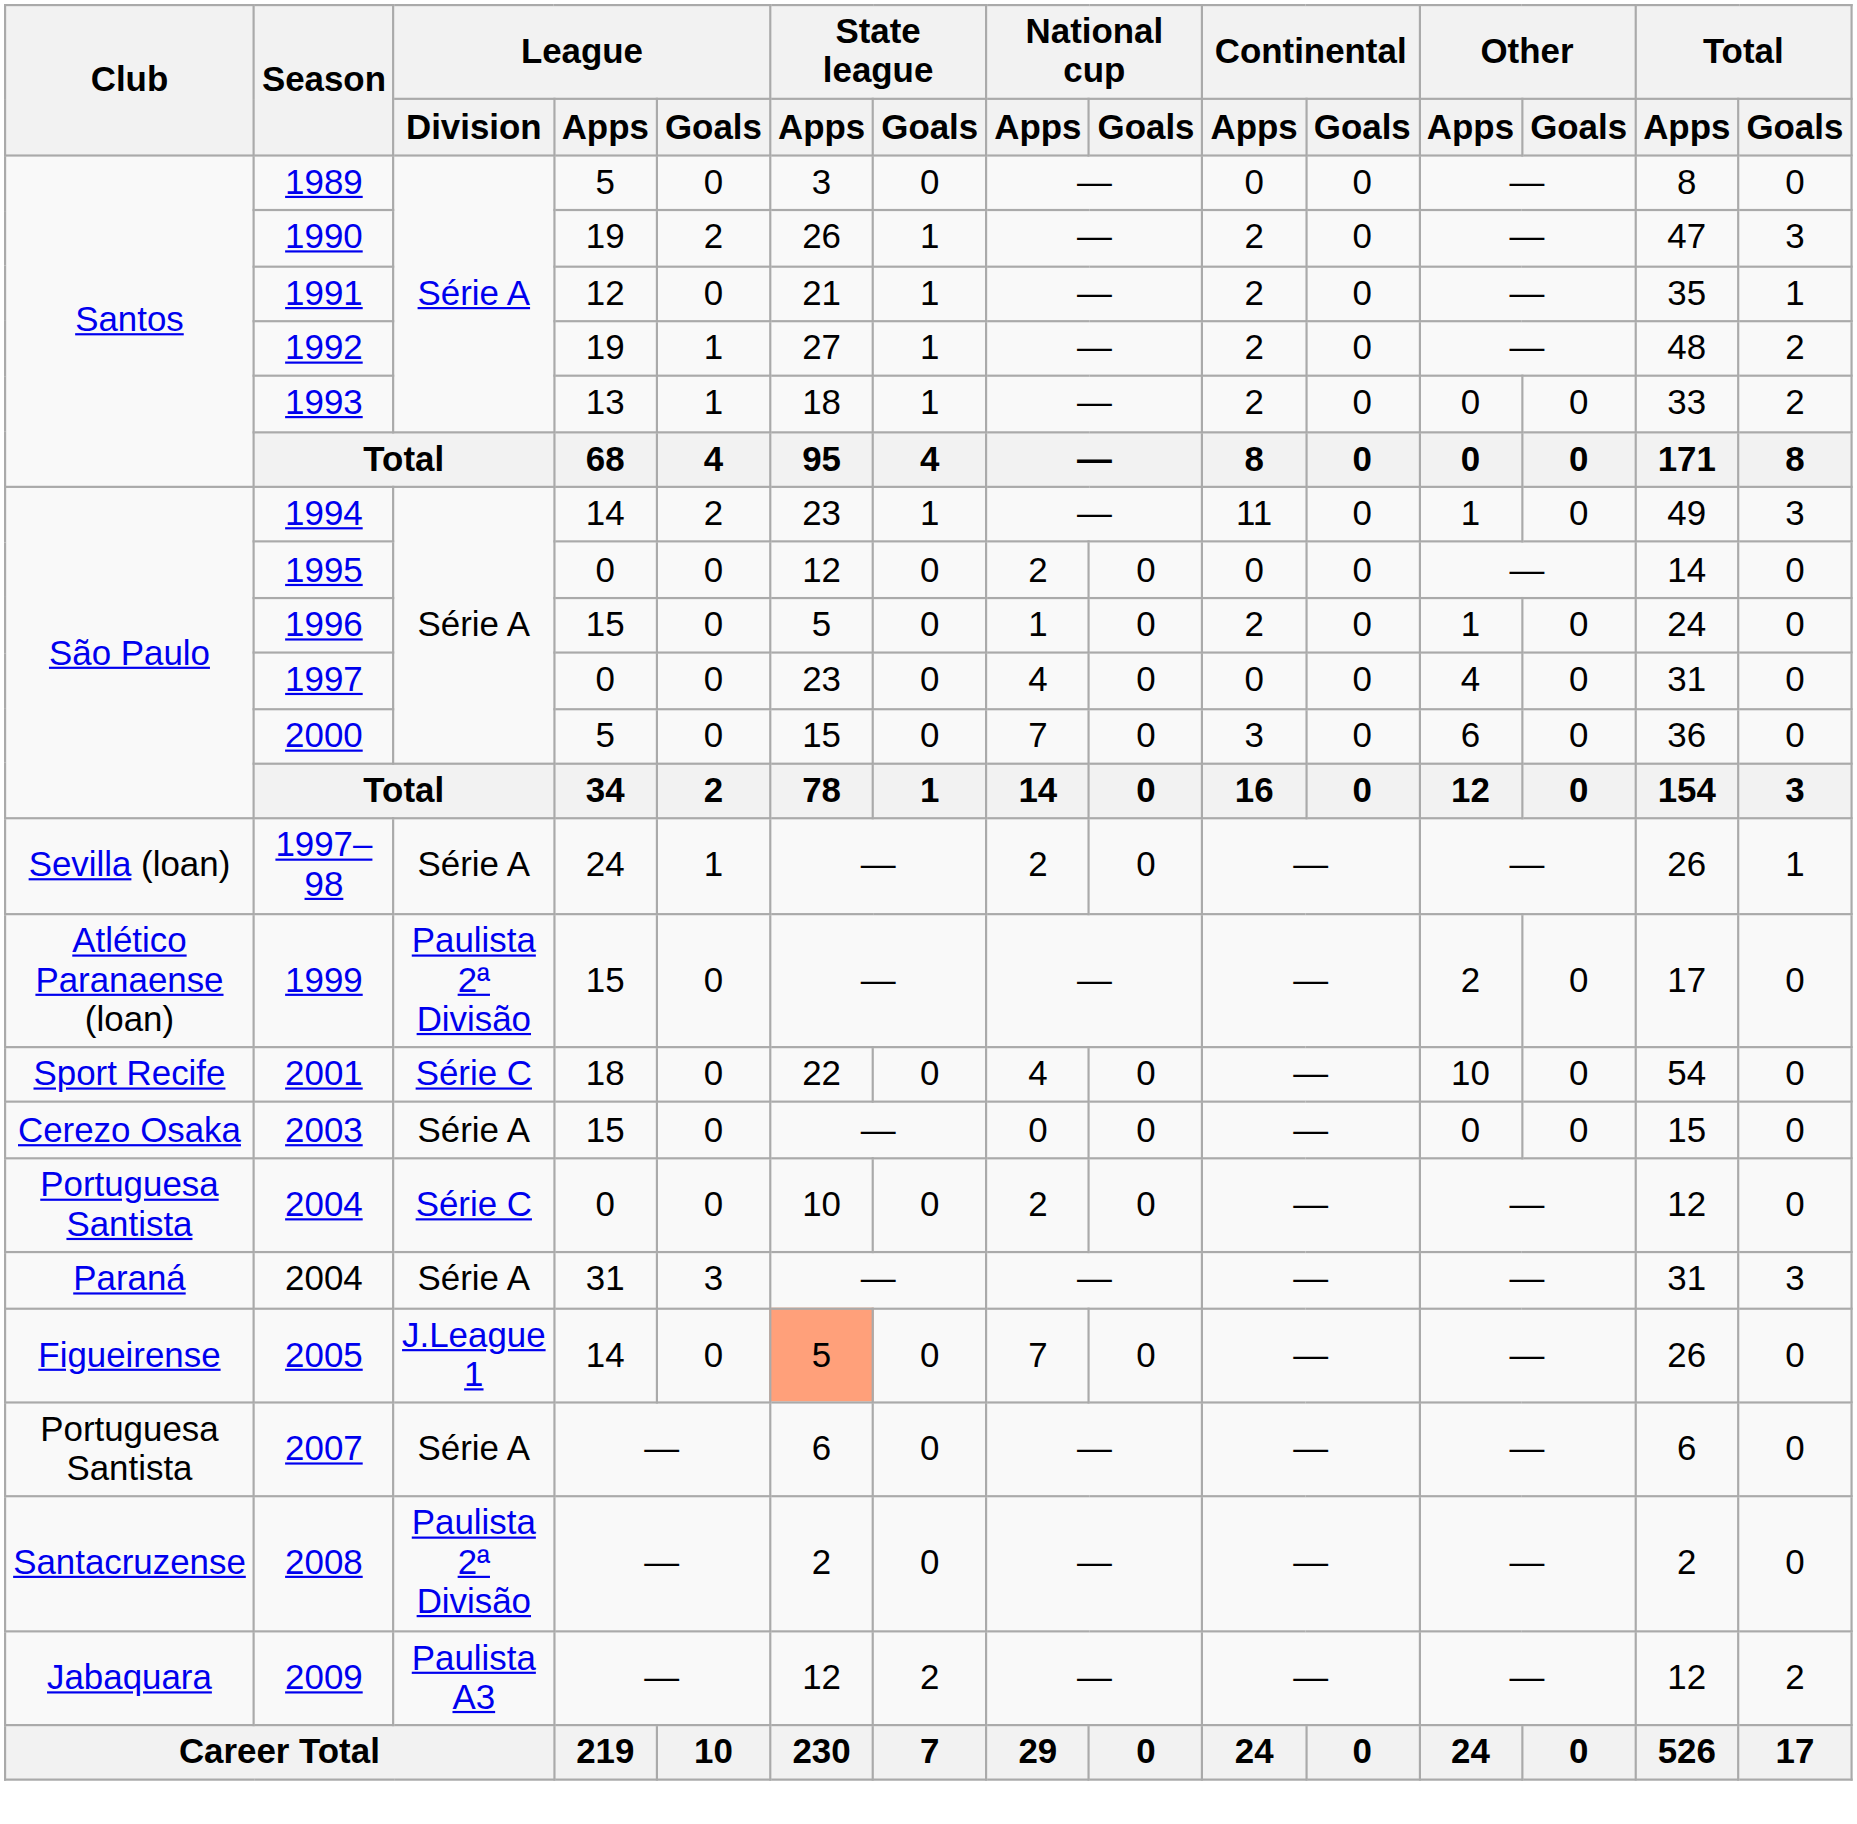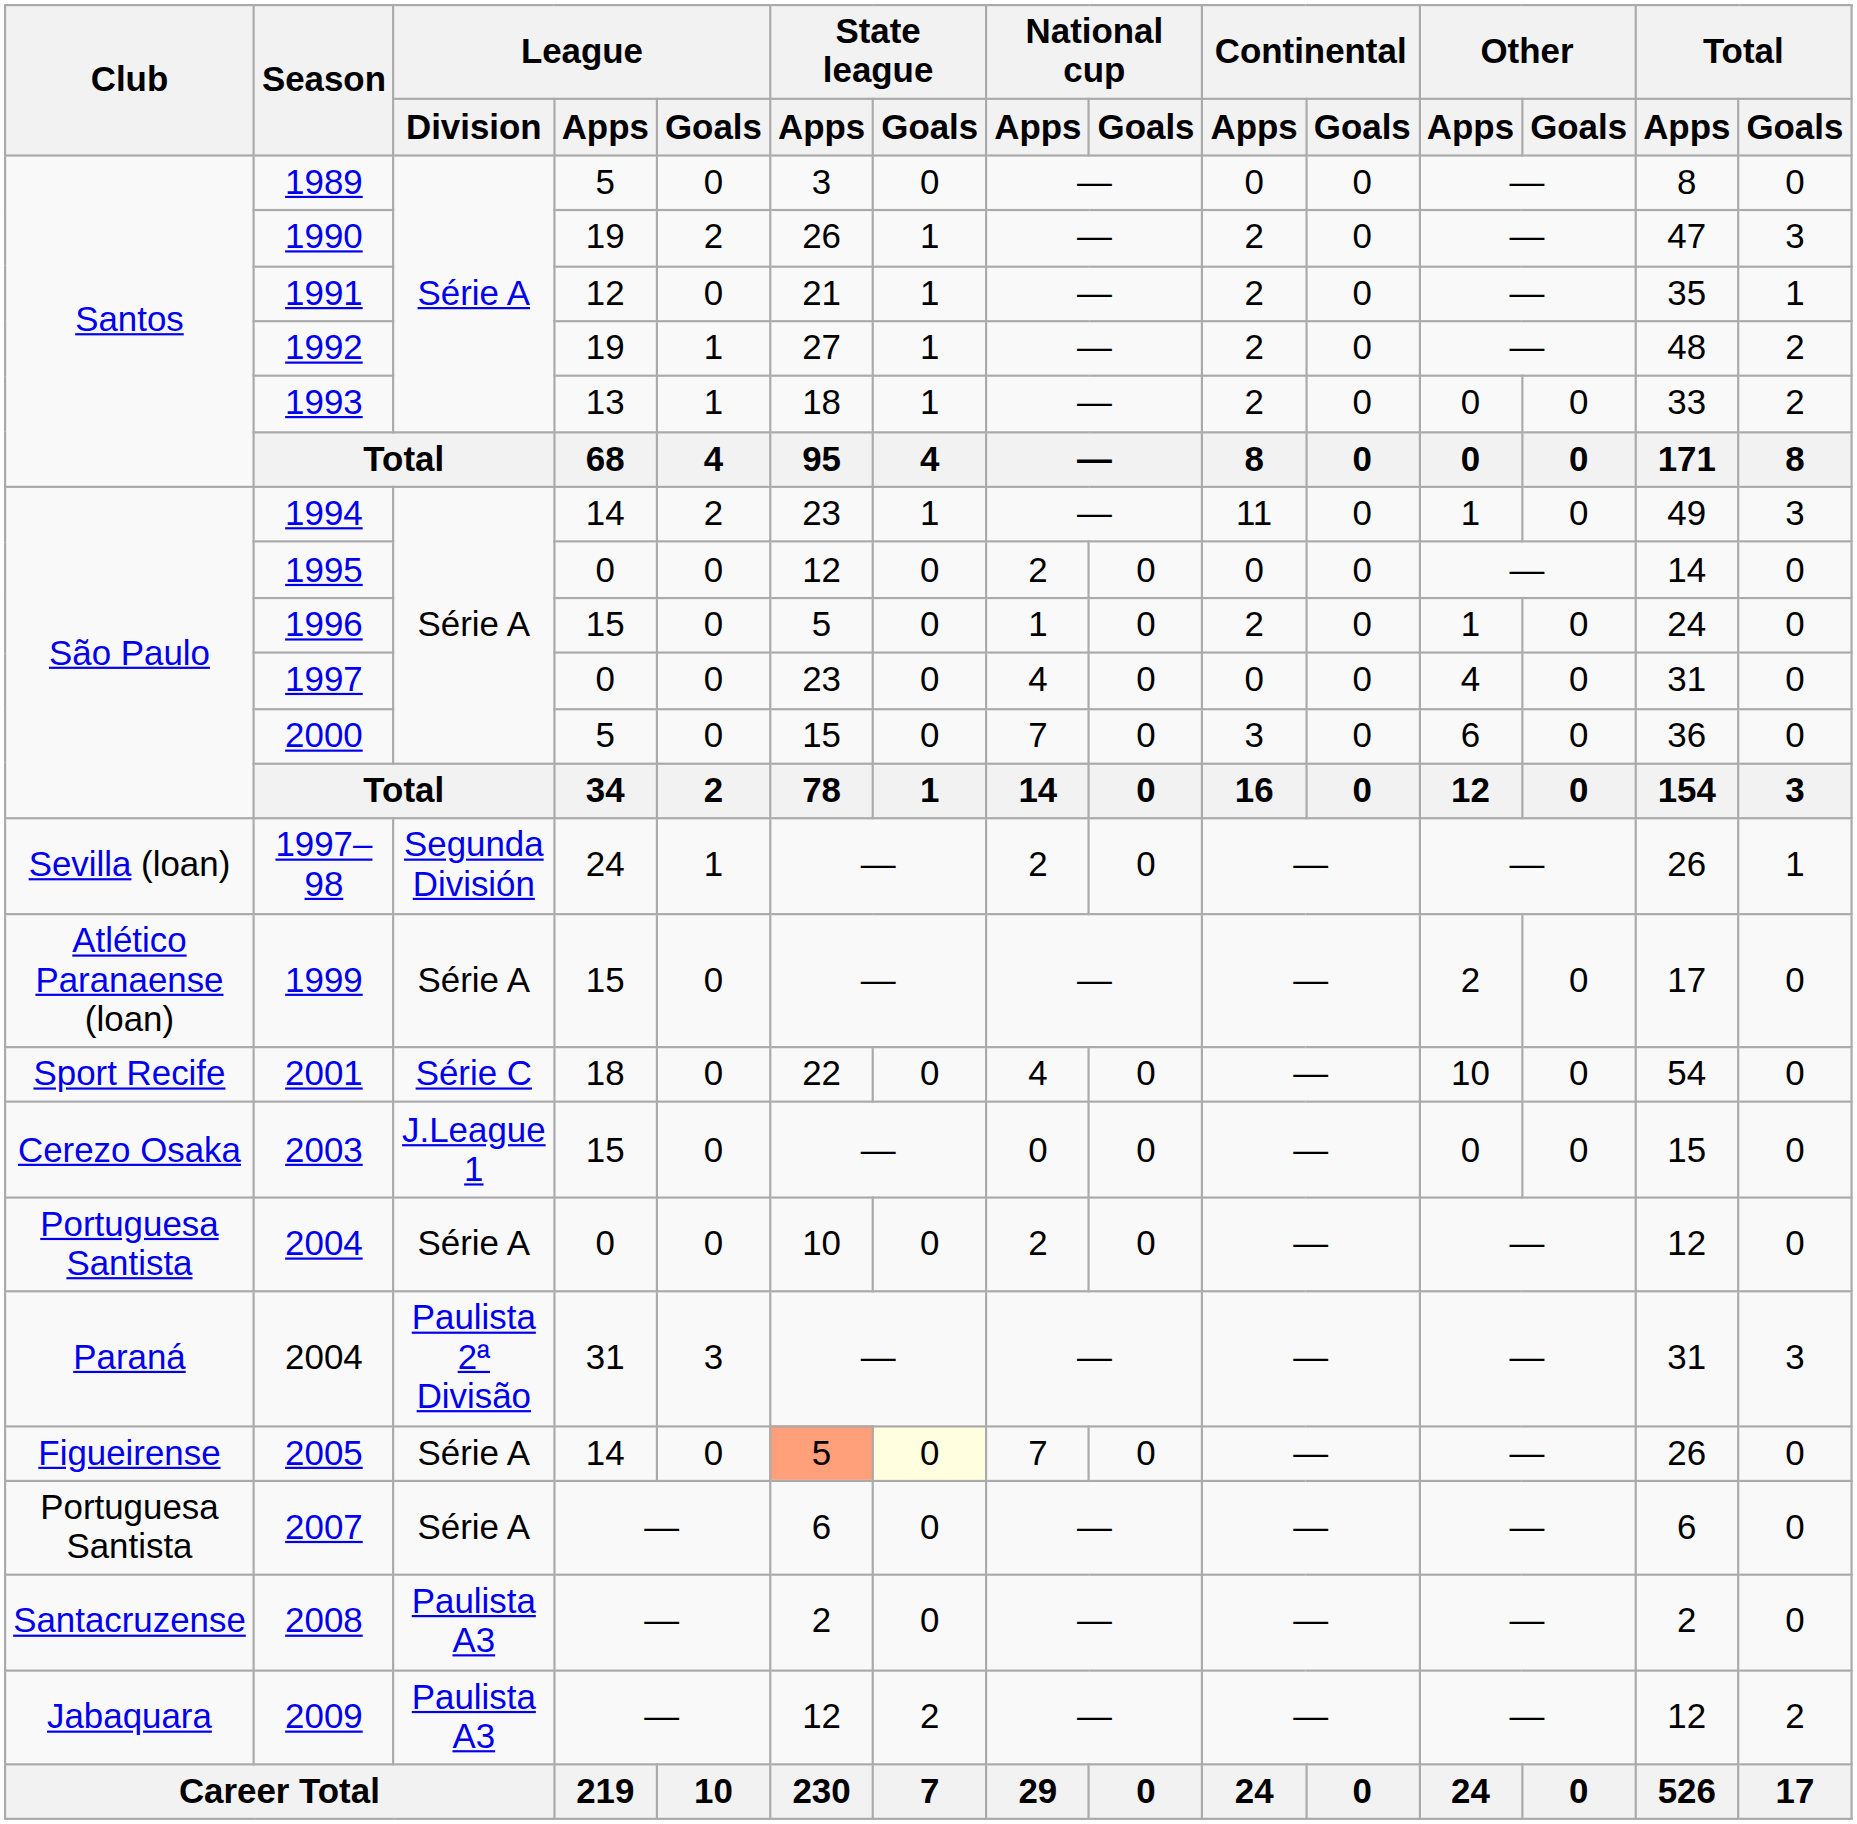(474, 865) Série A -> (474, 865) Segunda División
(474, 979) Paulista 2ª Divisão -> (474, 979) Série A
(474, 1129) Série A -> (474, 1149) J.League 1
(474, 1204) Série C -> (474, 1243) Série A
(474, 1279) Série A -> (474, 1357) Paulista 2ª Divisão
(474, 1354) J.League 1 -> (474, 1452) Série A
(930, 1354) no background -> (930, 1452) lightyellow background
(474, 1563) Paulista 2ª Divisão -> (474, 1621) Paulista A3
